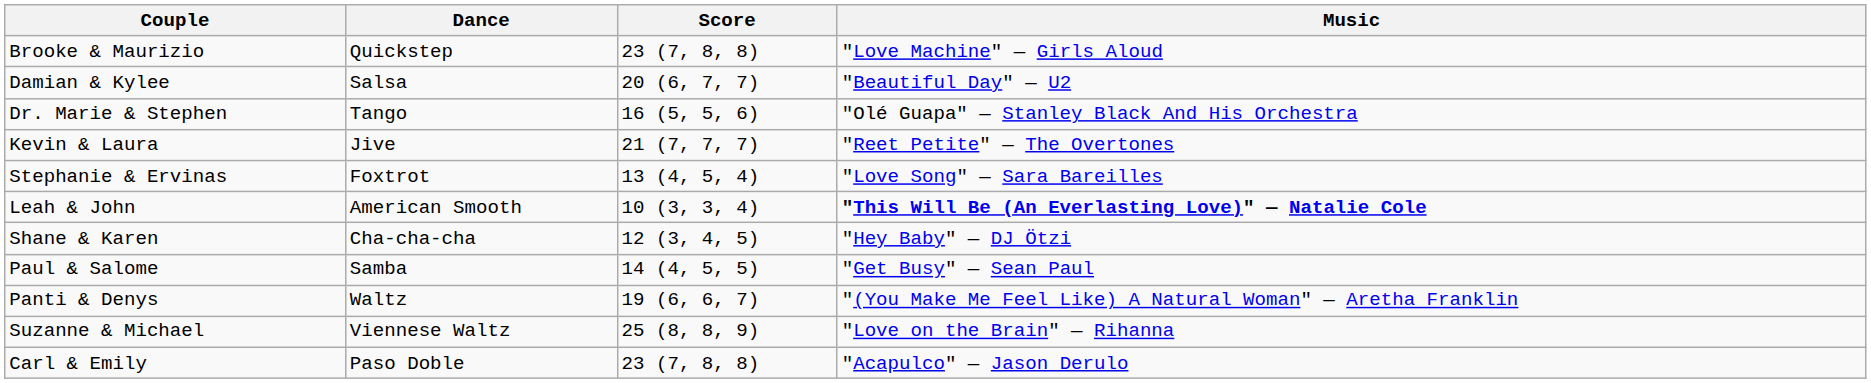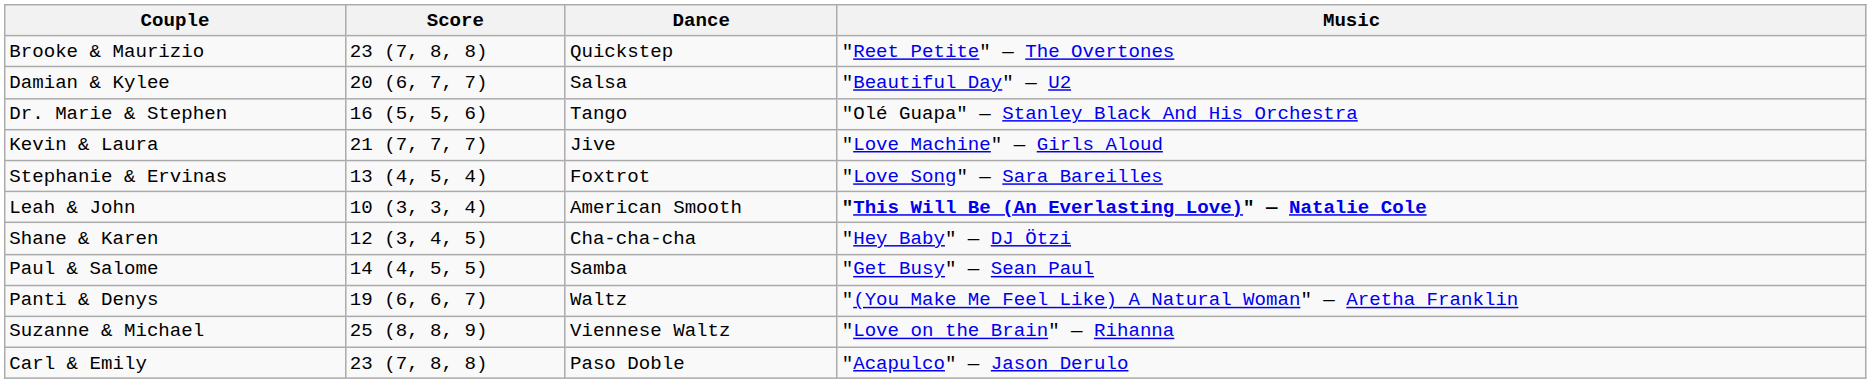columns swapped: (727, 20) <-> (481, 20)
(1002, 51) "Love Machine" — Girls Aloud -> (1008, 51) "Reet Petite" — The Overtones
(1008, 145) "Reet Petite" — The Overtones -> (1002, 145) "Love Machine" — Girls Aloud
